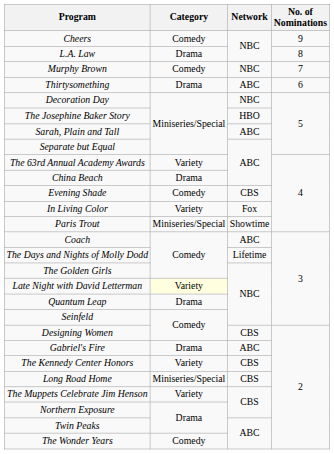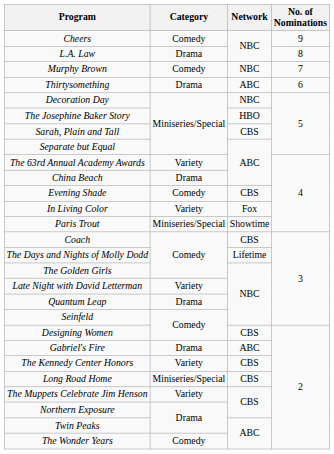(250, 131) ABC -> (250, 131) CBS
(250, 239) ABC -> (250, 239) CBS
(189, 286) lightyellow background -> (189, 286) no background
